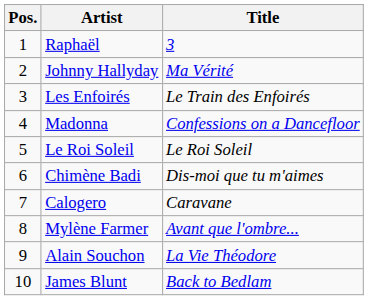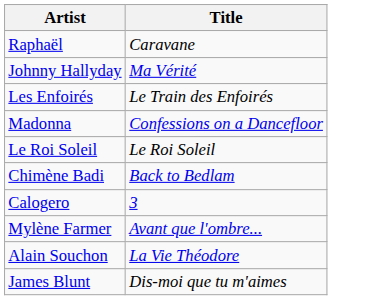- column: (23, 17)
(170, 44) 3 -> (162, 44) Caravane
(245, 176) Dis-moi que tu m'aimes -> (182, 176) Back to Bedlam
(199, 202) Caravane -> (133, 202) 3
(219, 281) Back to Bedlam -> (208, 281) Dis-moi que tu m'aimes
